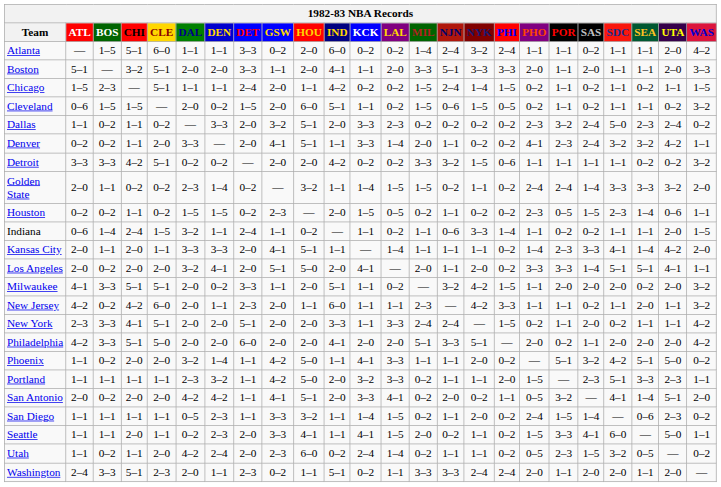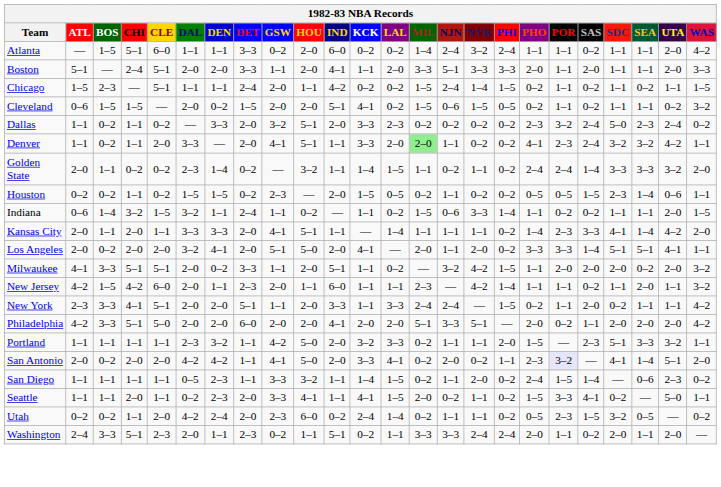(134, 69) 3–2 -> (134, 69) 2–4
(309, 106) 6–0 -> (309, 106) 2–0
(366, 106) 1–1 -> (366, 106) 4–1
(80, 143) 0–2 -> (80, 143) 1–1
(395, 143) 1–4 -> (395, 143) 2–0
(423, 143) no background -> (423, 143) lightgreen background
- row: (23, 162)
(423, 187) 1–5 -> (423, 168) 1–1
(534, 212) 2–3 -> (534, 194) 0–5
(134, 231) 2–4 -> (134, 212) 3–2
(423, 231) 1–1 -> (423, 212) 1–5
(107, 305) 0–2 -> (107, 286) 1–5
(507, 305) 3–3 -> (507, 286) 1–4
(278, 324) 2–0 -> (278, 305) 1–1
- row: (25, 361)
(673, 379) 2–3 -> (673, 342) 3–2
(309, 398) 5–1 -> (309, 361) 5–0
(534, 398) 0–5 -> (534, 361) 2–3
(564, 398) no background -> (564, 361) lavender background
(618, 435) 6–0 -> (618, 398) 0–2
(80, 453) 1–1 -> (80, 416) 0–2
(591, 472) 2–0 -> (591, 435) 0–2
